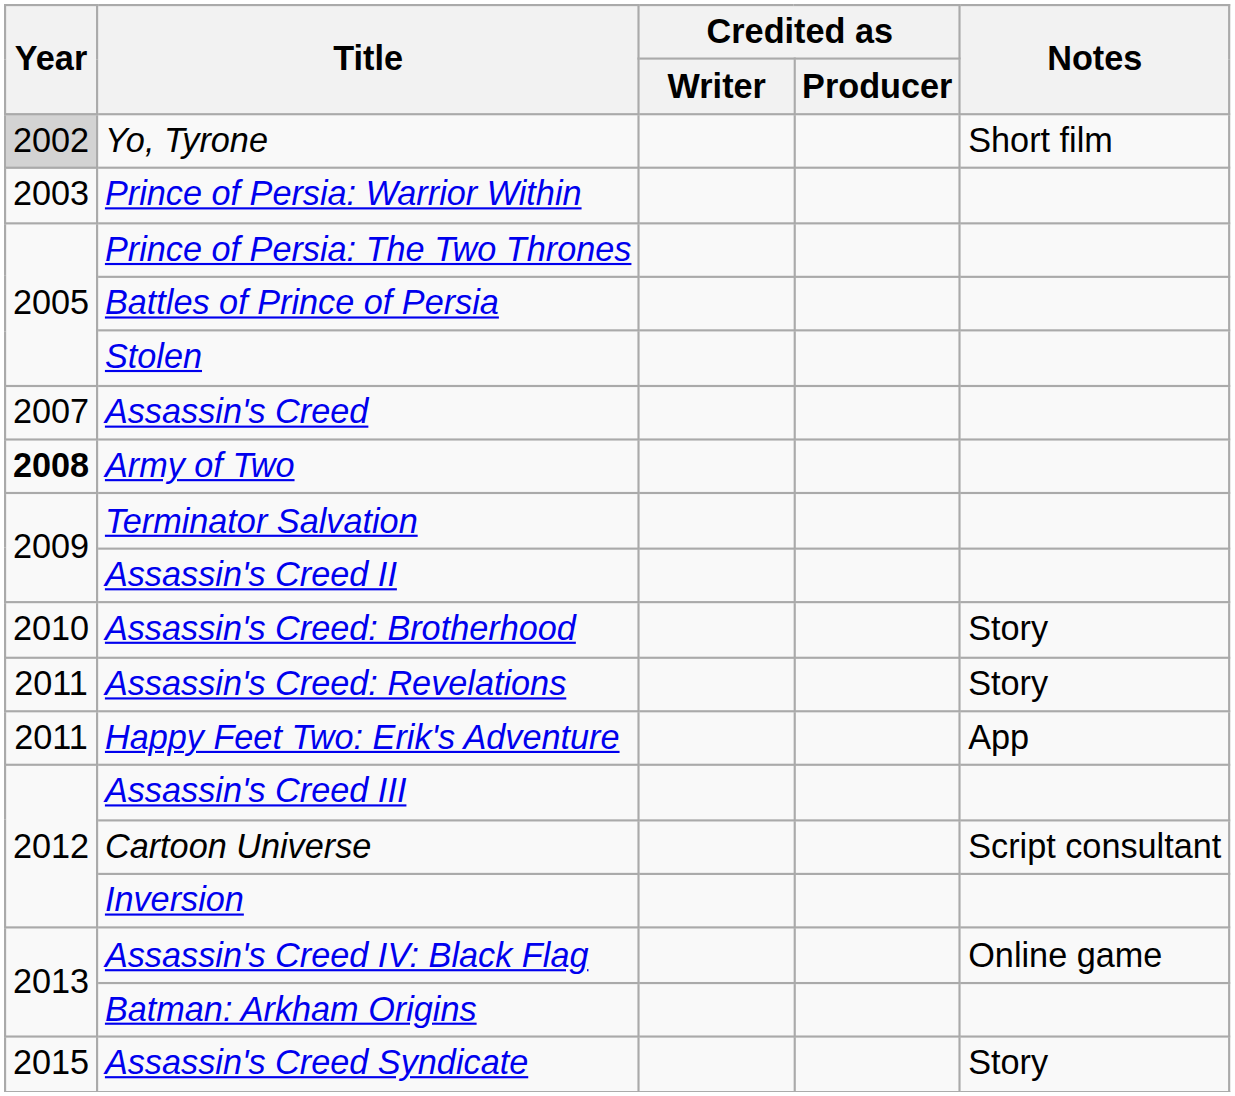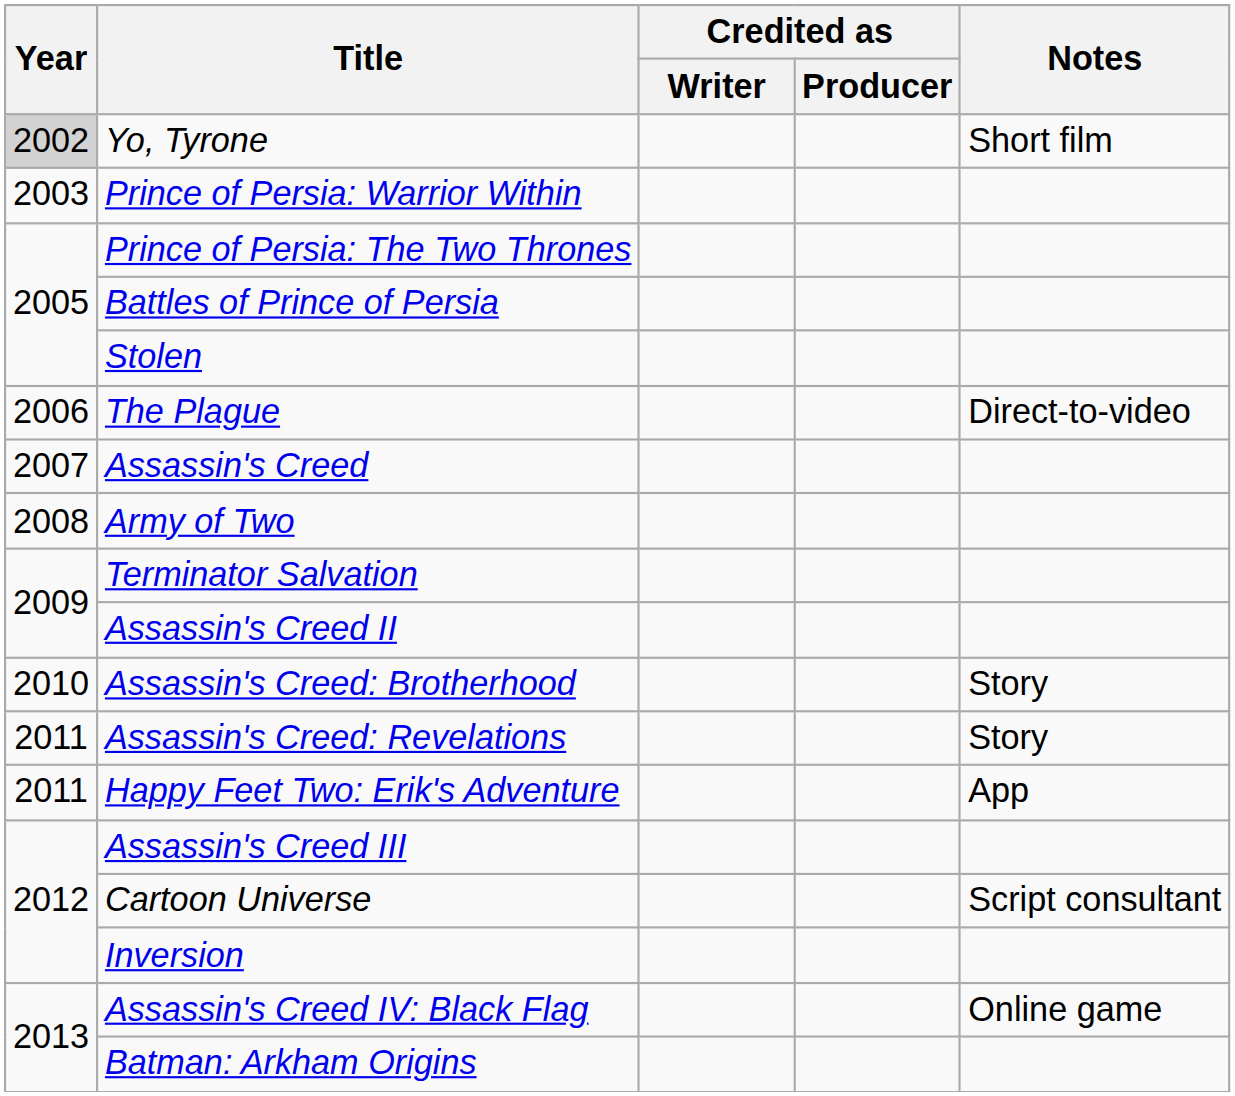+ row: (192, 411)
(51, 466) bold -> (51, 520) normal
- row: (317, 1063)
